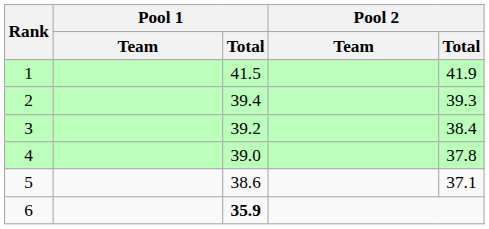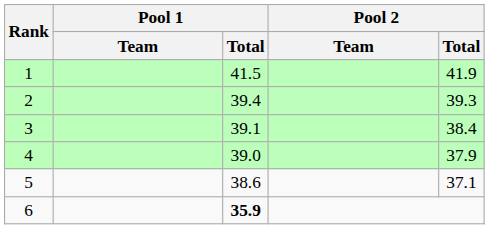(246, 127) 39.2 -> (246, 127) 39.1
(461, 155) 37.8 -> (461, 155) 37.9
